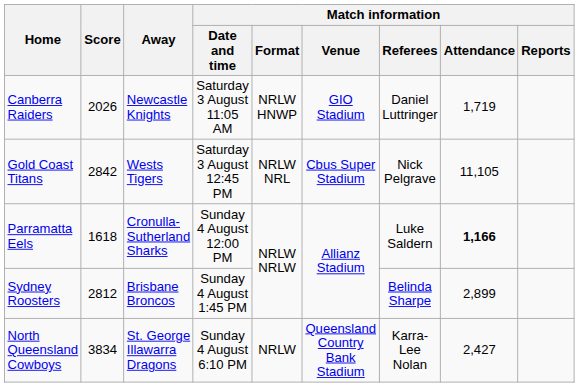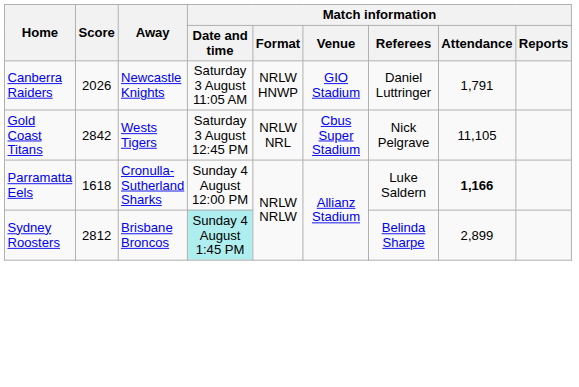(479, 108) 1,719 -> (477, 86) 1,791
(223, 293) no background -> (220, 235) paleturquoise background
- row: (43, 351)
